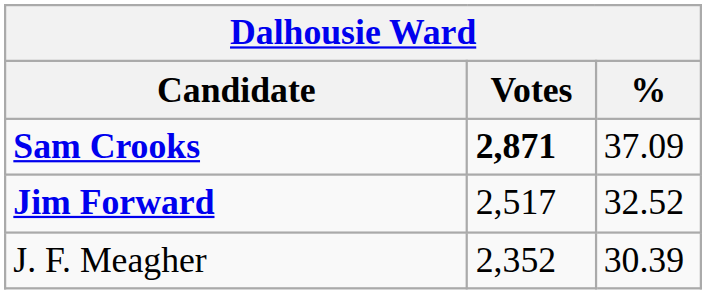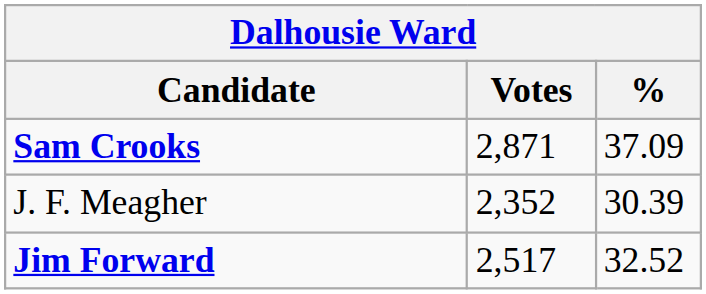(516, 145) bold -> (516, 145) normal
rows swapped: (114, 202) <-> (110, 259)
